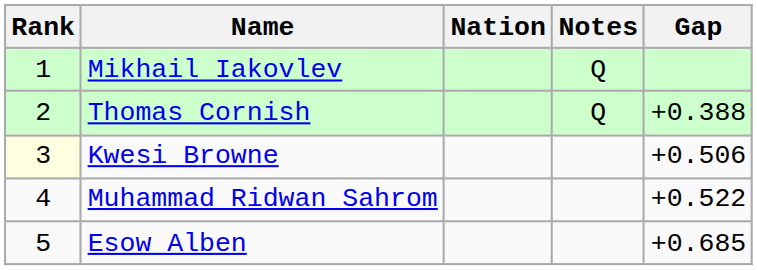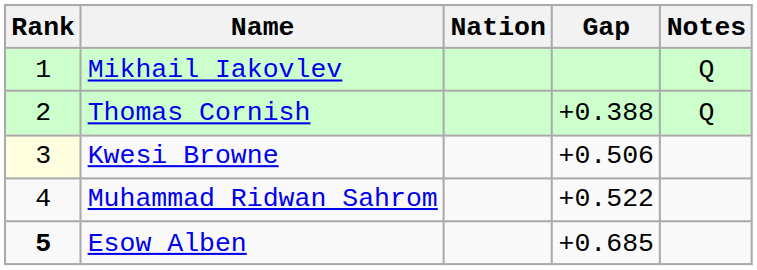columns swapped: (698, 27) <-> (598, 27)
(43, 243) normal -> (43, 243) bold
